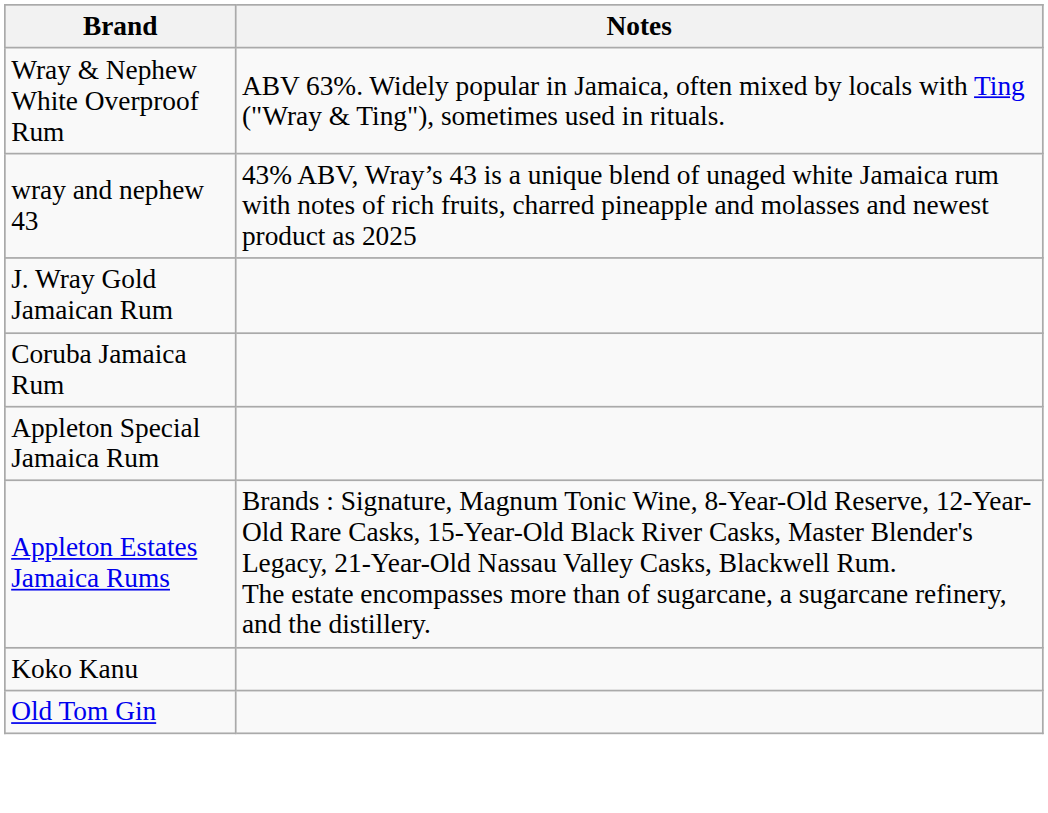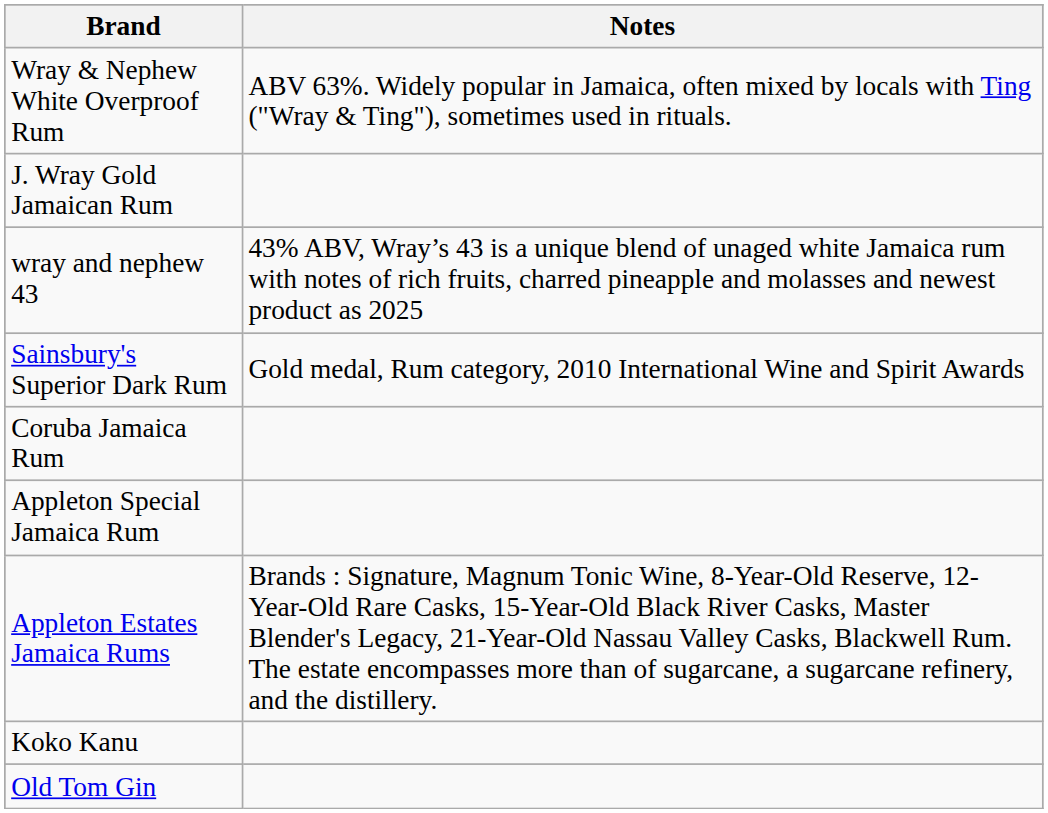rows swapped: (108, 205) <-> (92, 294)
+ row: (119, 369)
